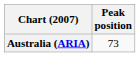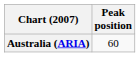(113, 43) 73 -> (113, 43) 60
